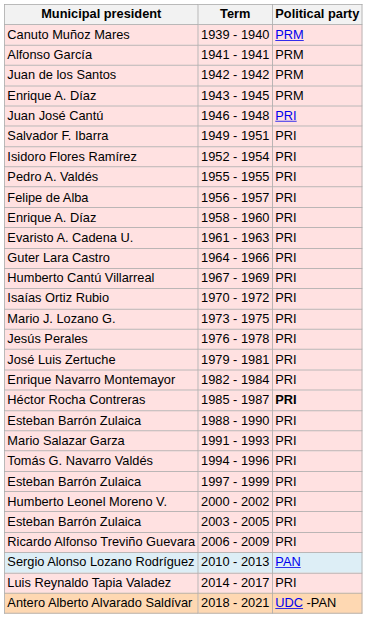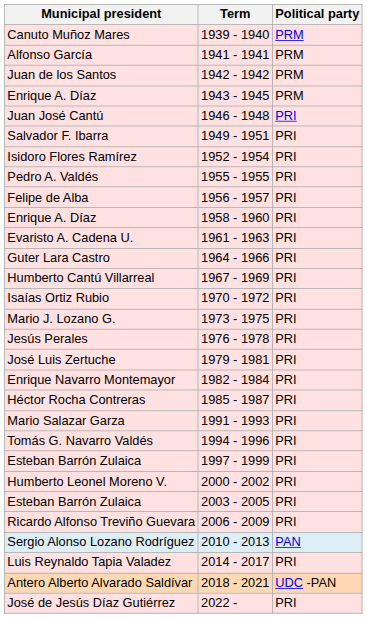(286, 400) bold -> (286, 400) normal
- row: (74, 420)
+ row: (91, 603)
